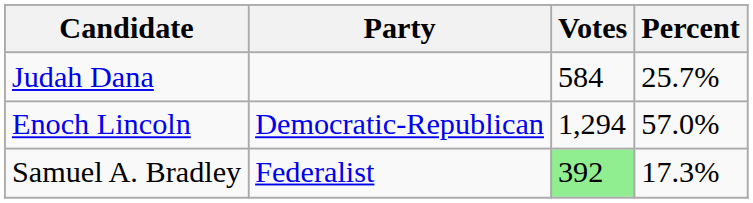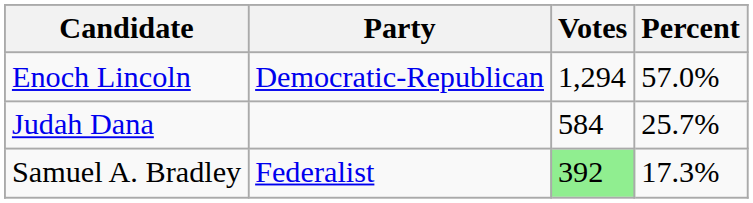rows swapped: (101, 124) <-> (83, 76)
